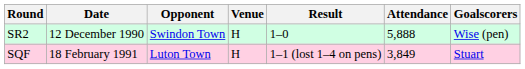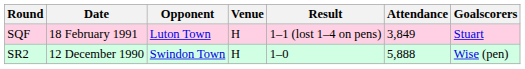rows swapped: (18, 34) <-> (19, 53)
